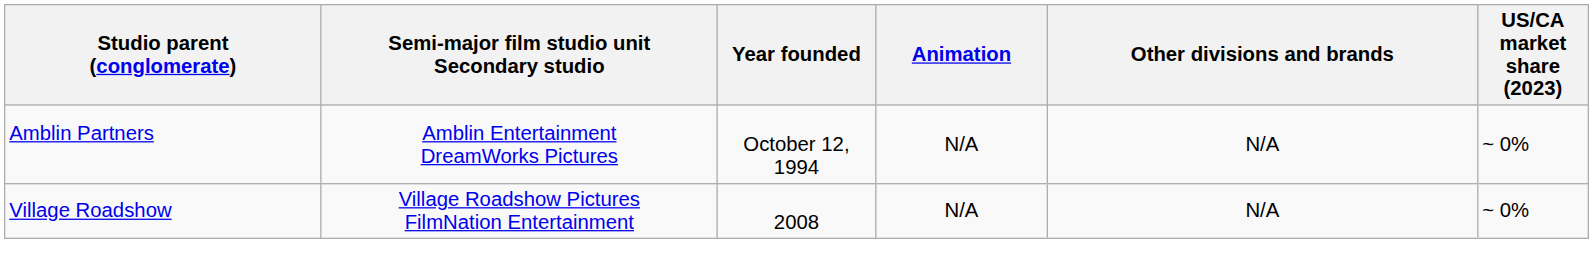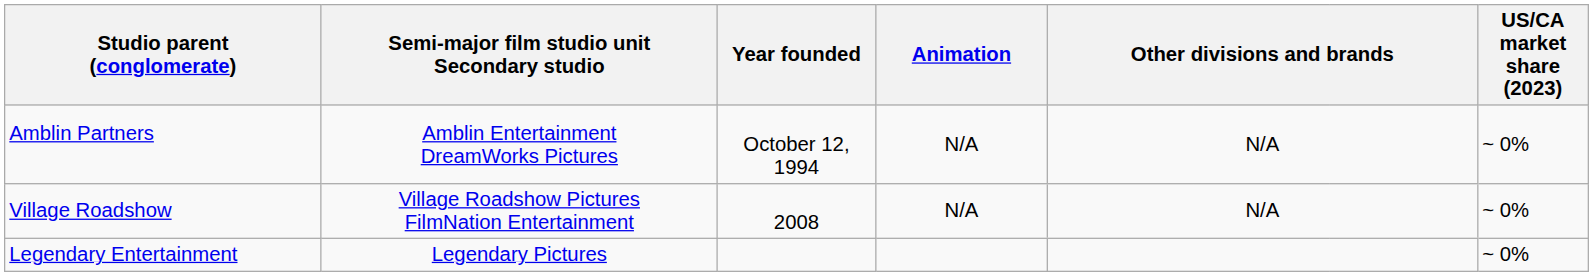+ row: (123, 254)
